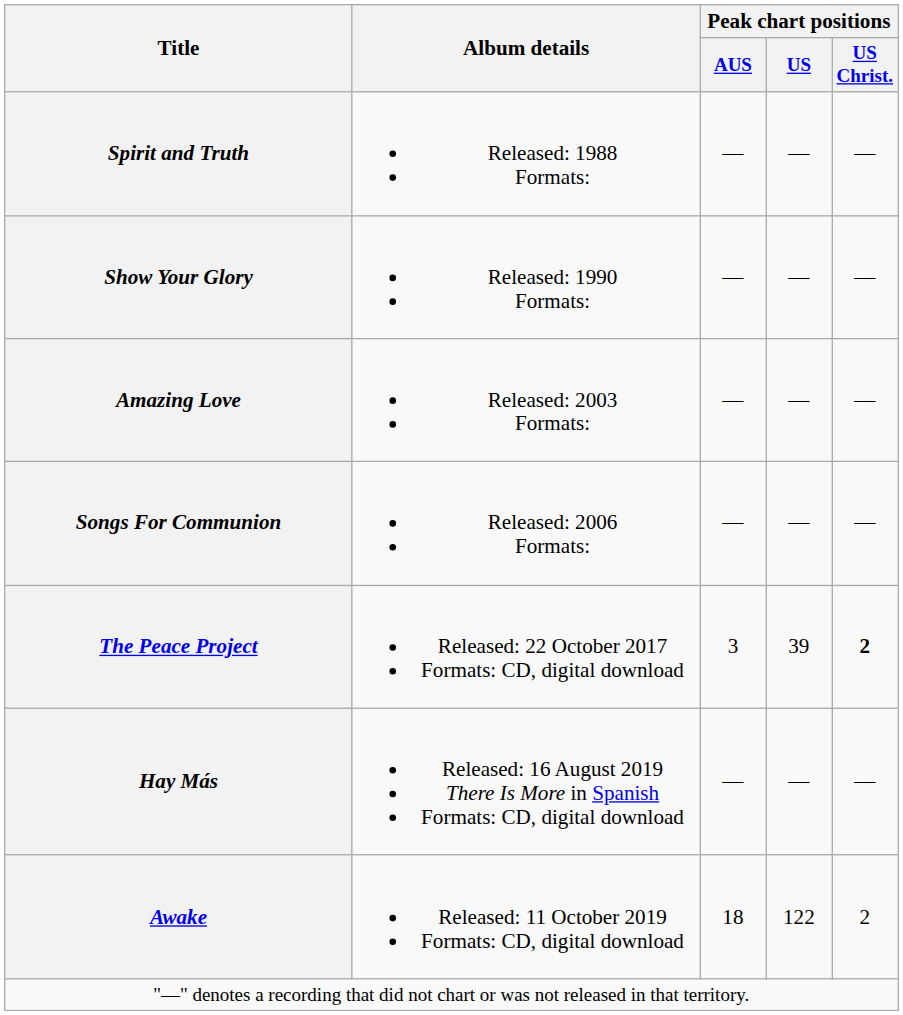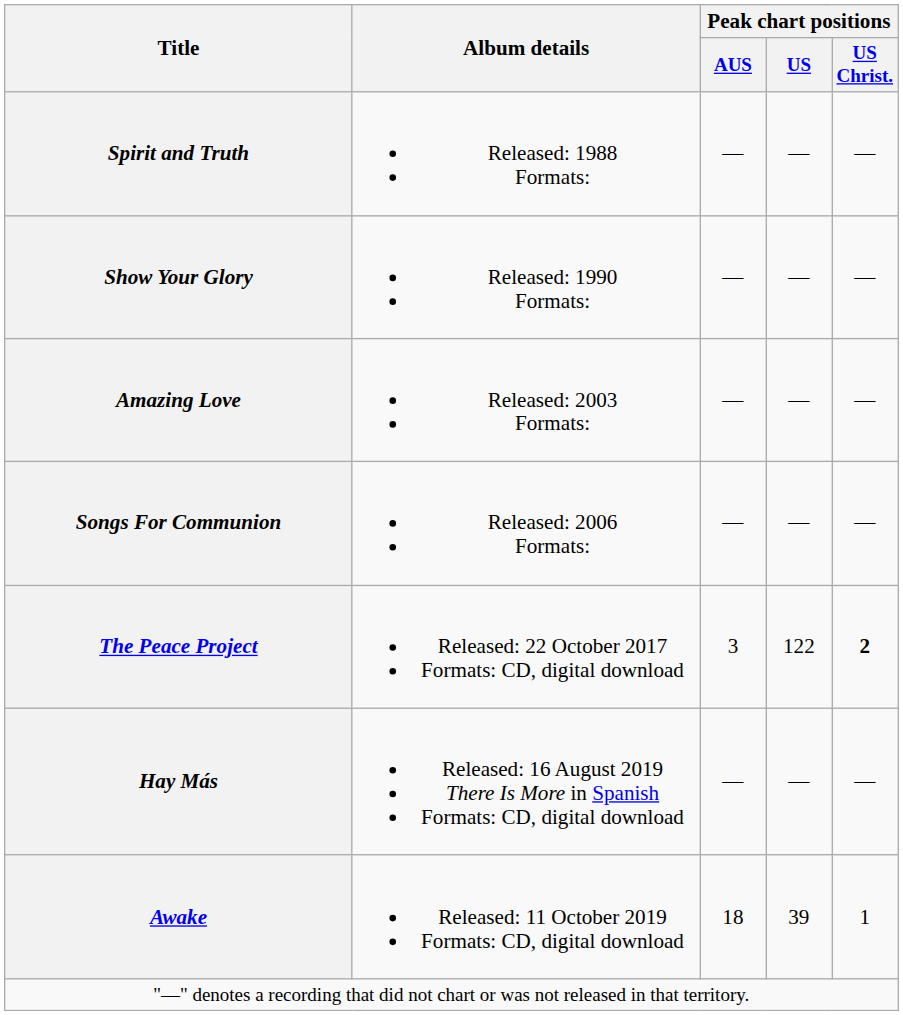(799, 646) 39 -> (799, 646) 122
(799, 916) 122 -> (799, 916) 39
(865, 916) 2 -> (865, 916) 1
